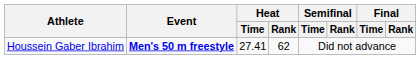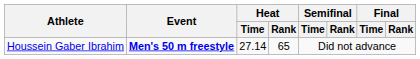(253, 46) 27.41 -> (253, 46) 27.14
(284, 46) 62 -> (284, 46) 65
